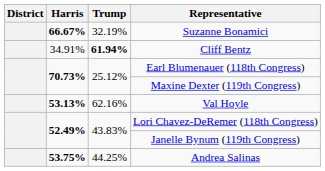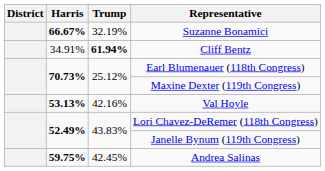(109, 103) 62.16% -> (109, 103) 42.16%
(67, 157) 53.75% -> (67, 157) 59.75%
(109, 157) 44.25% -> (109, 157) 42.45%
